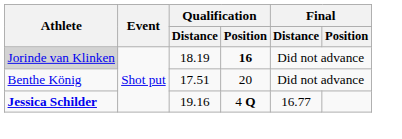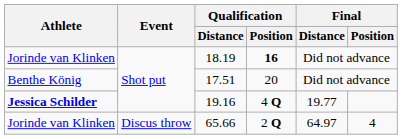(61, 58) lightgrey background -> (61, 58) no background
(296, 102) 16.77 -> (322, 102) 19.77
+ row: (221, 123)
